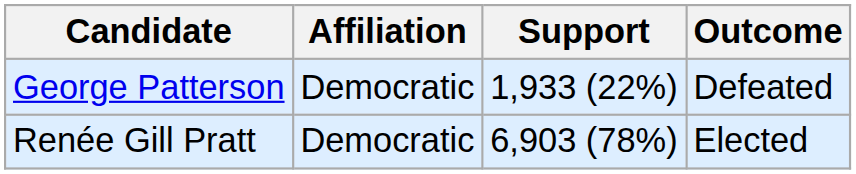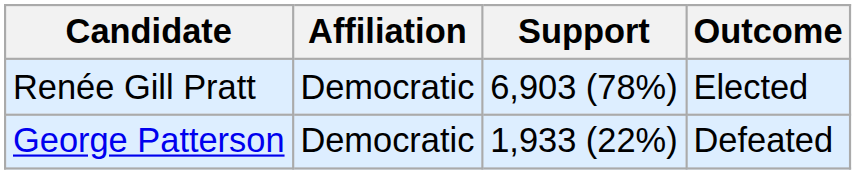rows swapped: (134, 140) <-> (149, 86)
